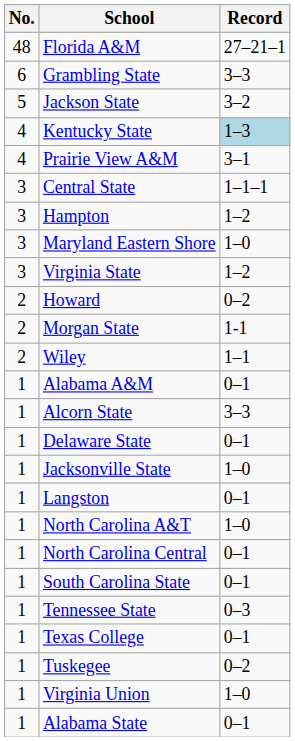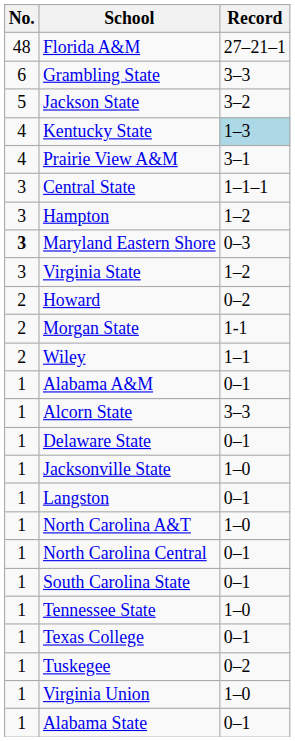(22, 243) normal -> (22, 243) bold
(237, 243) 1–0 -> (237, 243) 0–3
(237, 610) 0–3 -> (237, 610) 1–0
